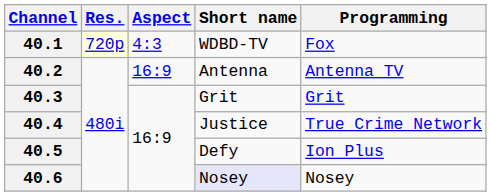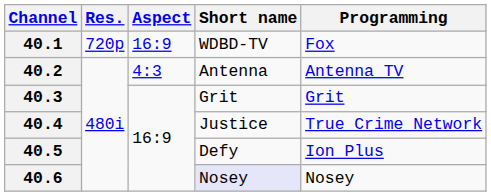(105, 45) lightyellow background -> (105, 45) no background
(147, 45) 4:3 -> (152, 45) 16:9
(152, 71) 16:9 -> (147, 71) 4:3
